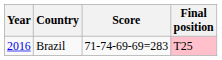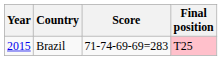(19, 45) 2016 -> (19, 45) 2015
